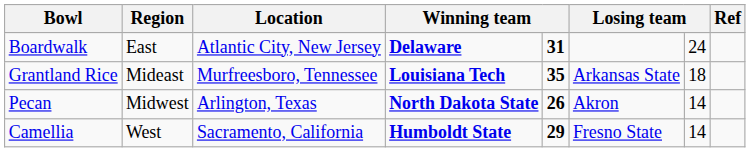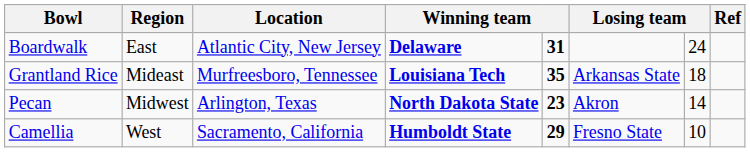(556, 103) 26 -> (556, 103) 23
(697, 132) 14 -> (697, 132) 10
